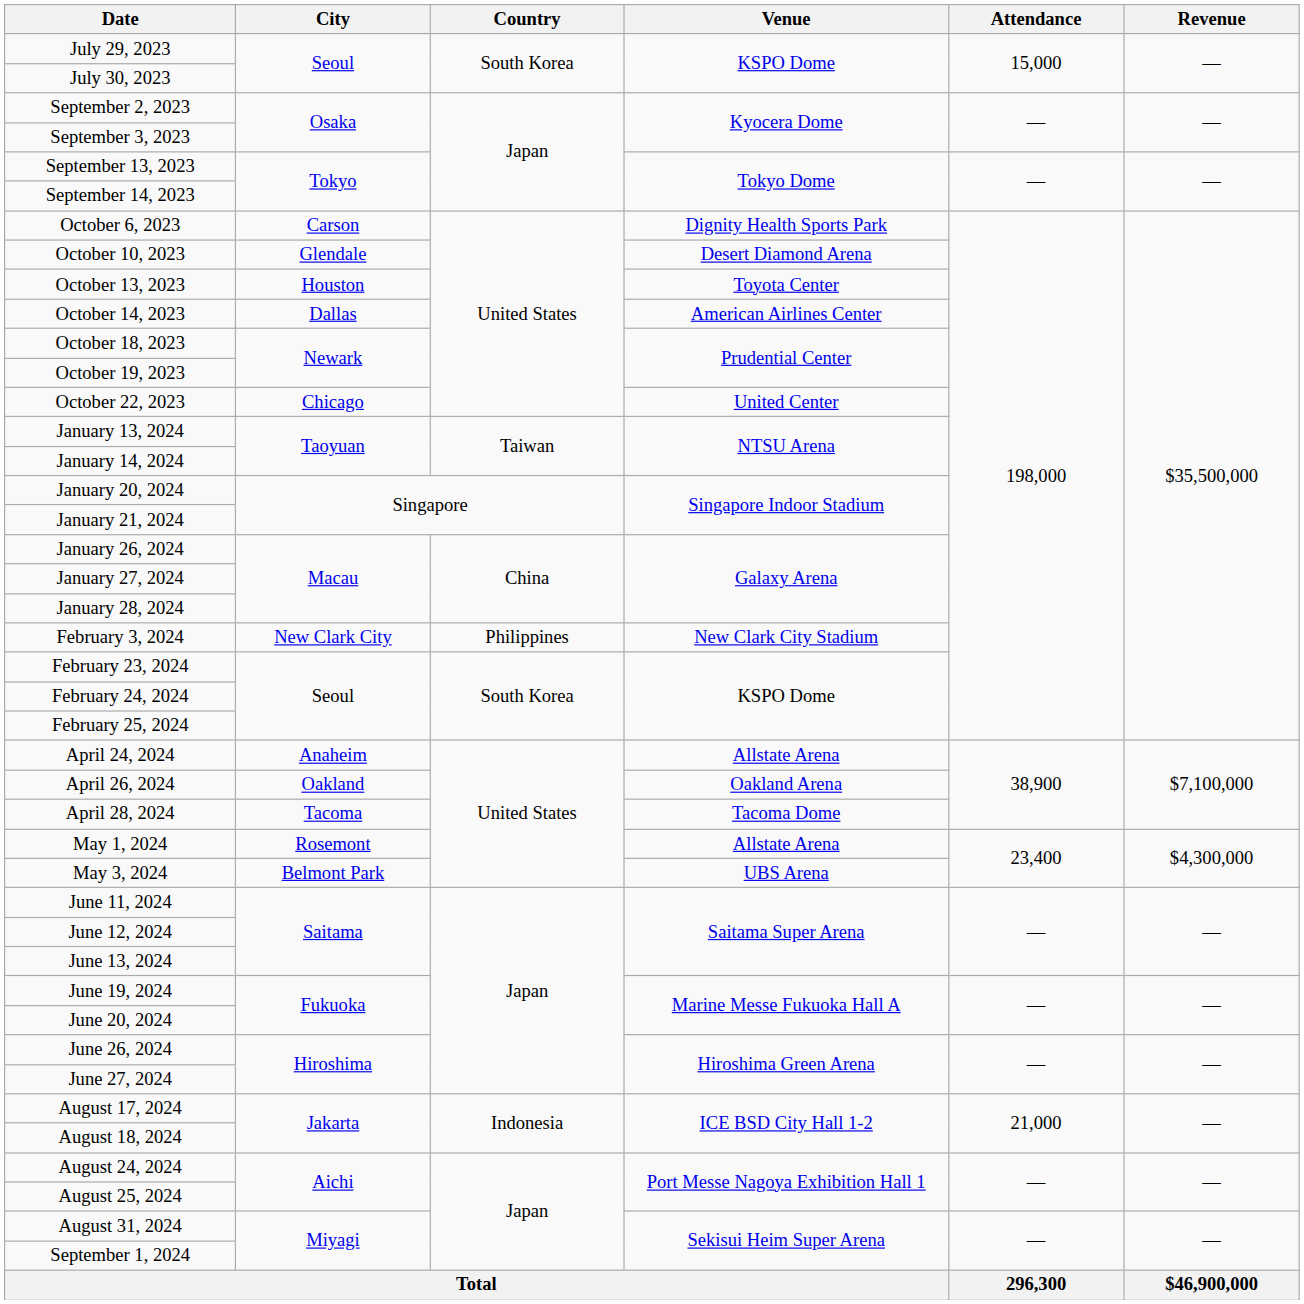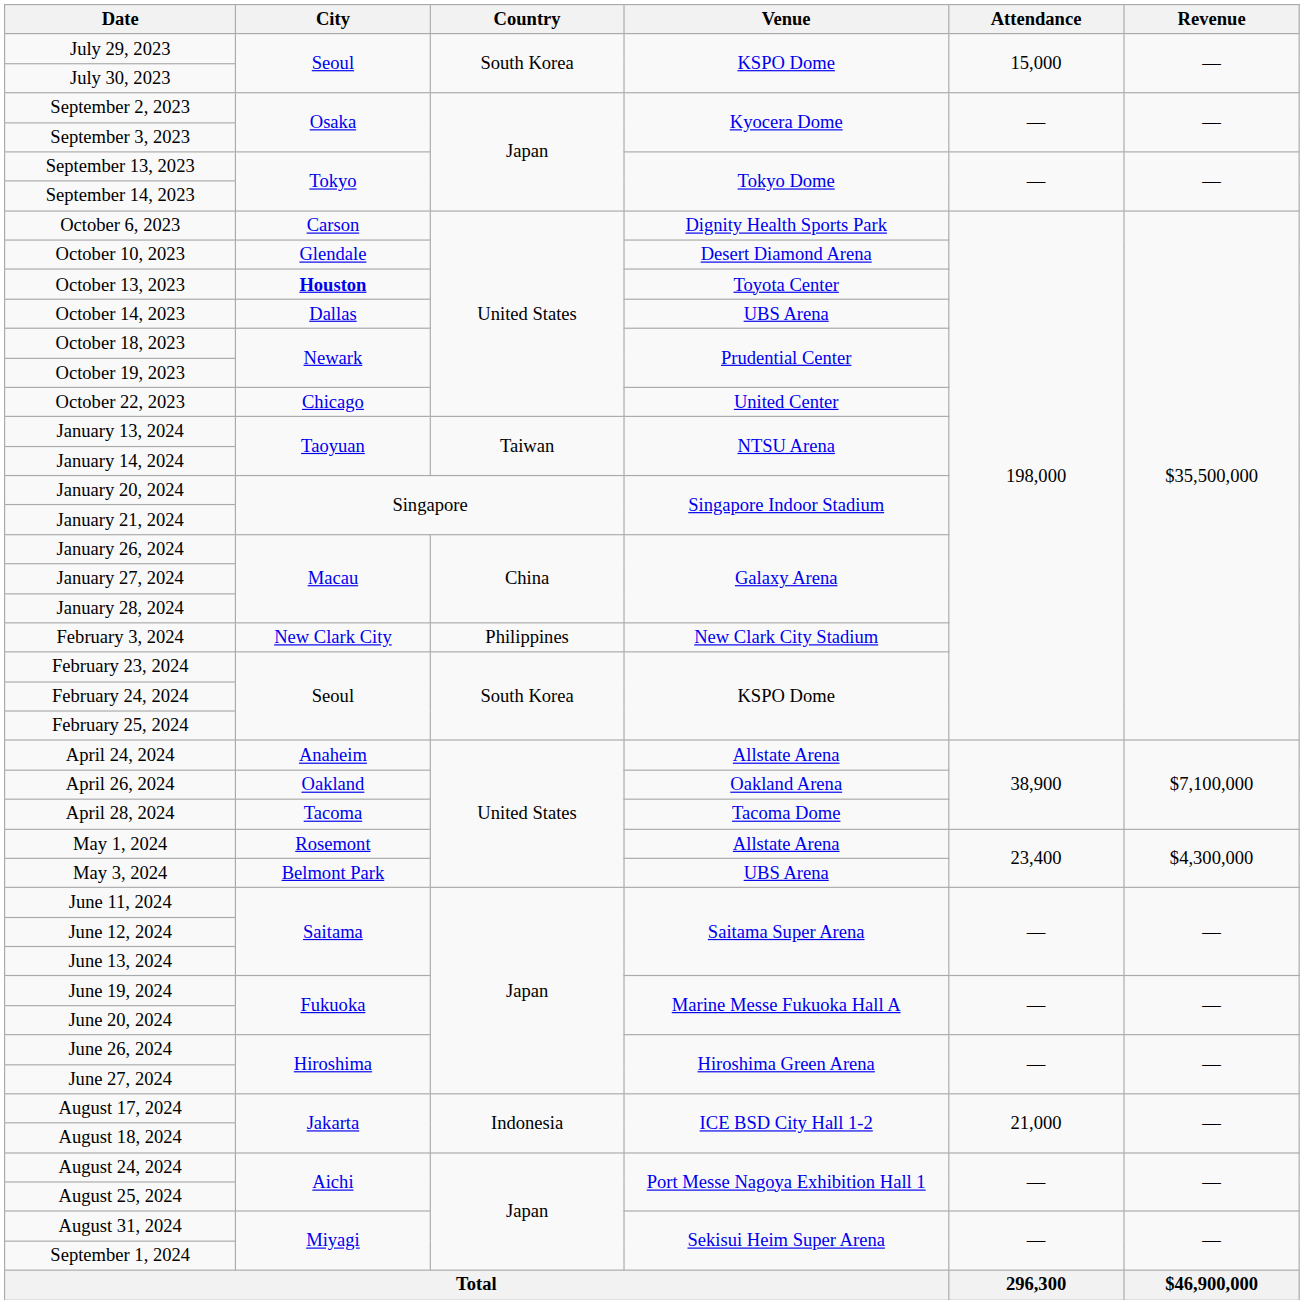(333, 284) normal -> (333, 284) bold
(786, 313) American Airlines Center -> (786, 313) UBS Arena
